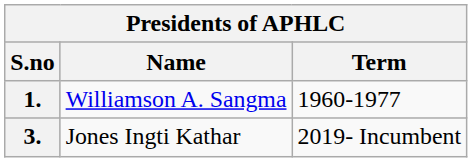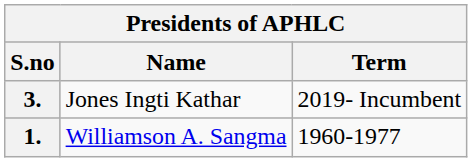rows swapped: (32, 99) <-> (32, 136)
